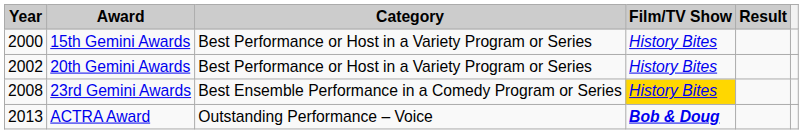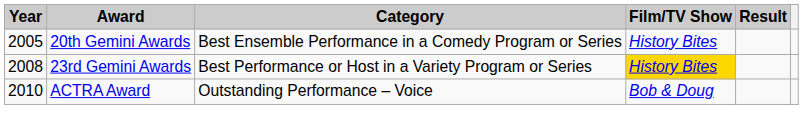- row: (120, 41)
(26, 66) 2002 -> (26, 41) 2005
(395, 66) Best Performance or Host in a Variety Program or Series -> (410, 41) Best Ensemble Performance in a Comedy Program or Series
(410, 91) Best Ensemble Performance in a Comedy Program or Series -> (395, 66) Best Performance or Host in a Variety Program or Series
(26, 116) 2013 -> (26, 91) 2010
(674, 116) bold -> (671, 91) normal
